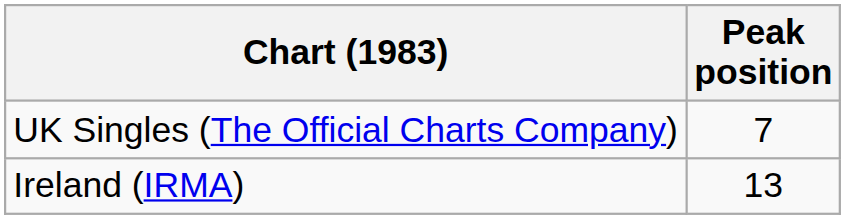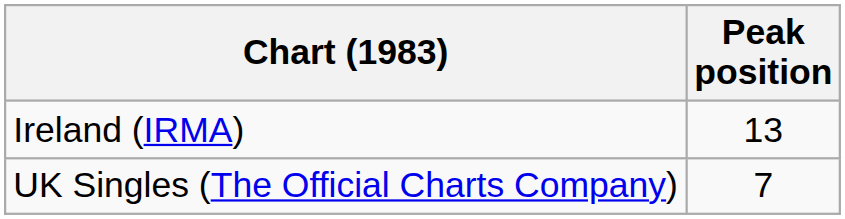rows swapped: (129, 185) <-> (346, 128)
